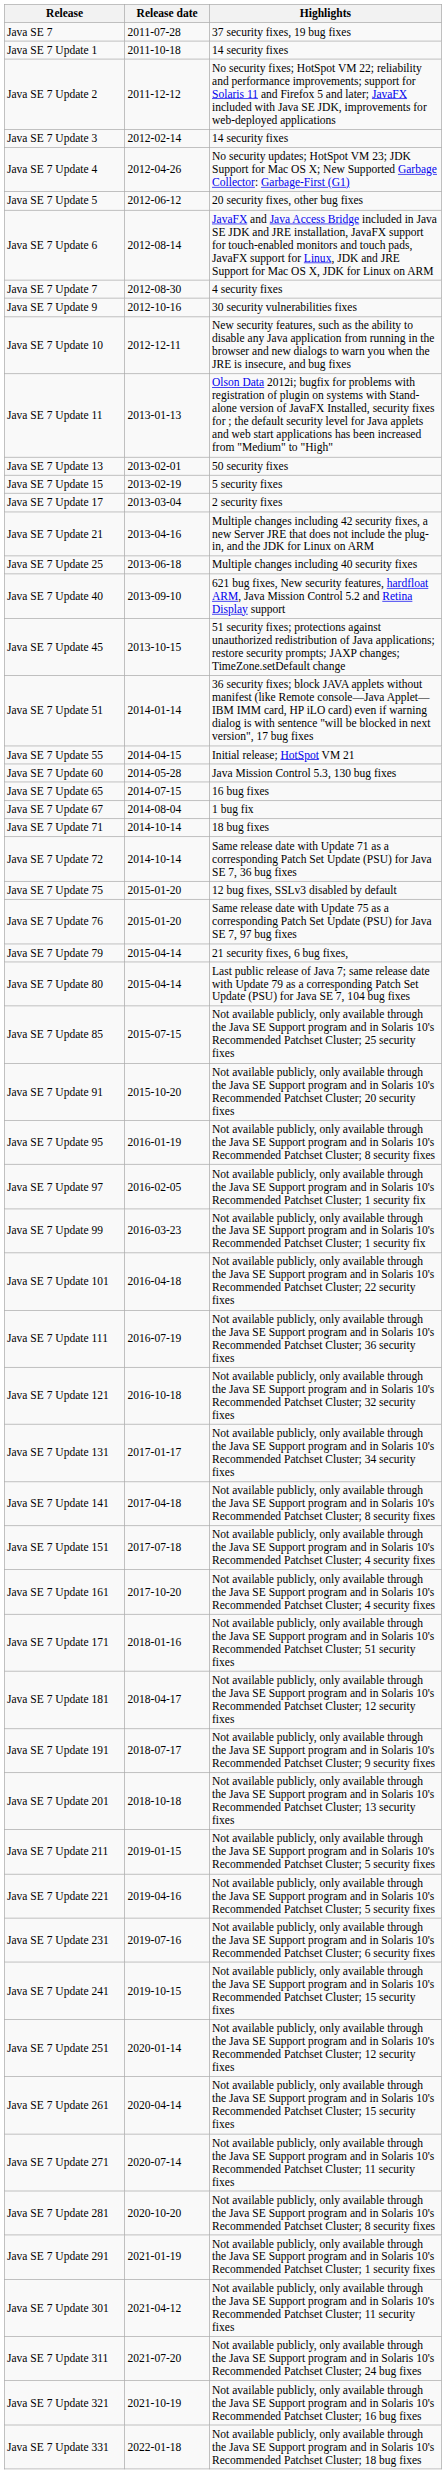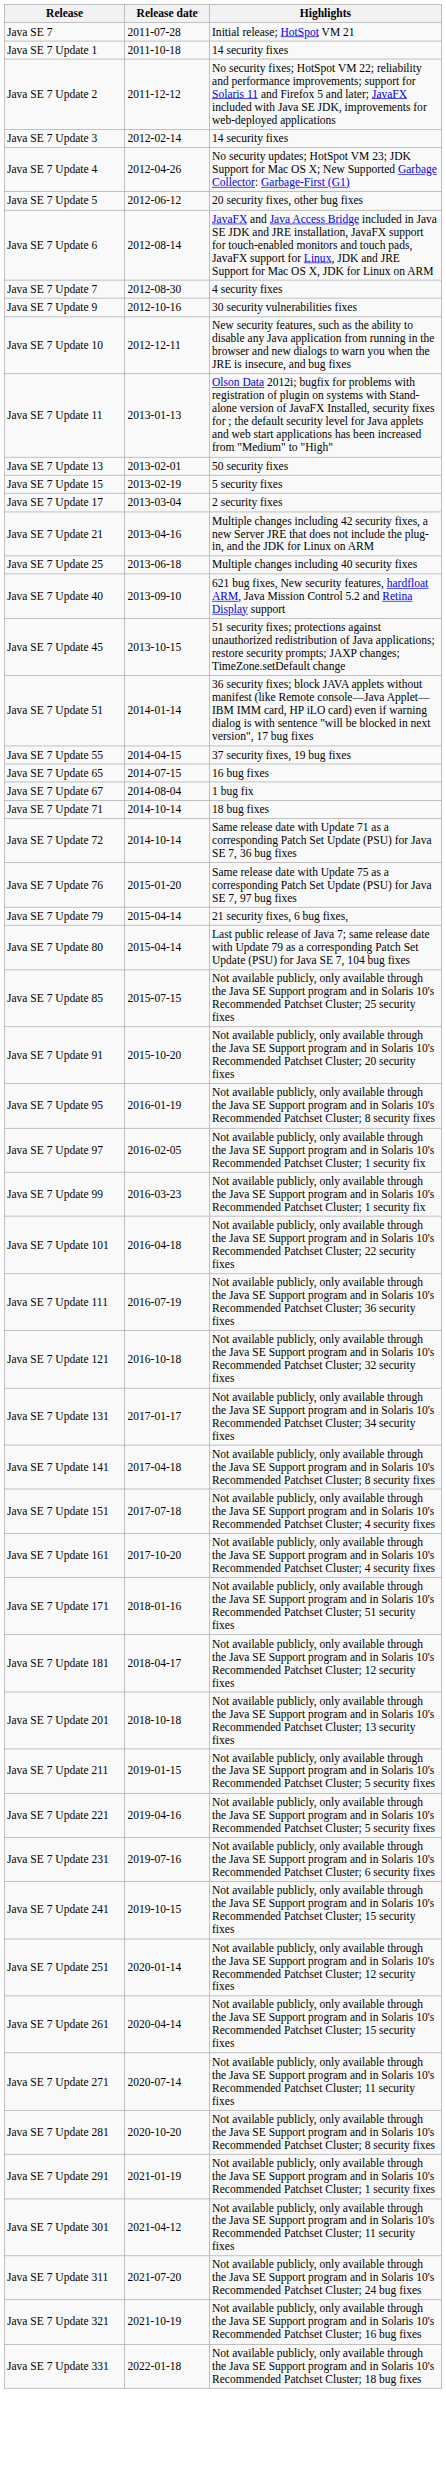(281, 31) 37 security fixes, 19 bug fixes -> (283, 31) Initial release; HotSpot VM 21
(283, 754) Initial release; HotSpot VM 21 -> (281, 754) 37 security fixes, 19 bug fixes
- row: (55, 773)
- row: (55, 890)
- row: (58, 1750)
